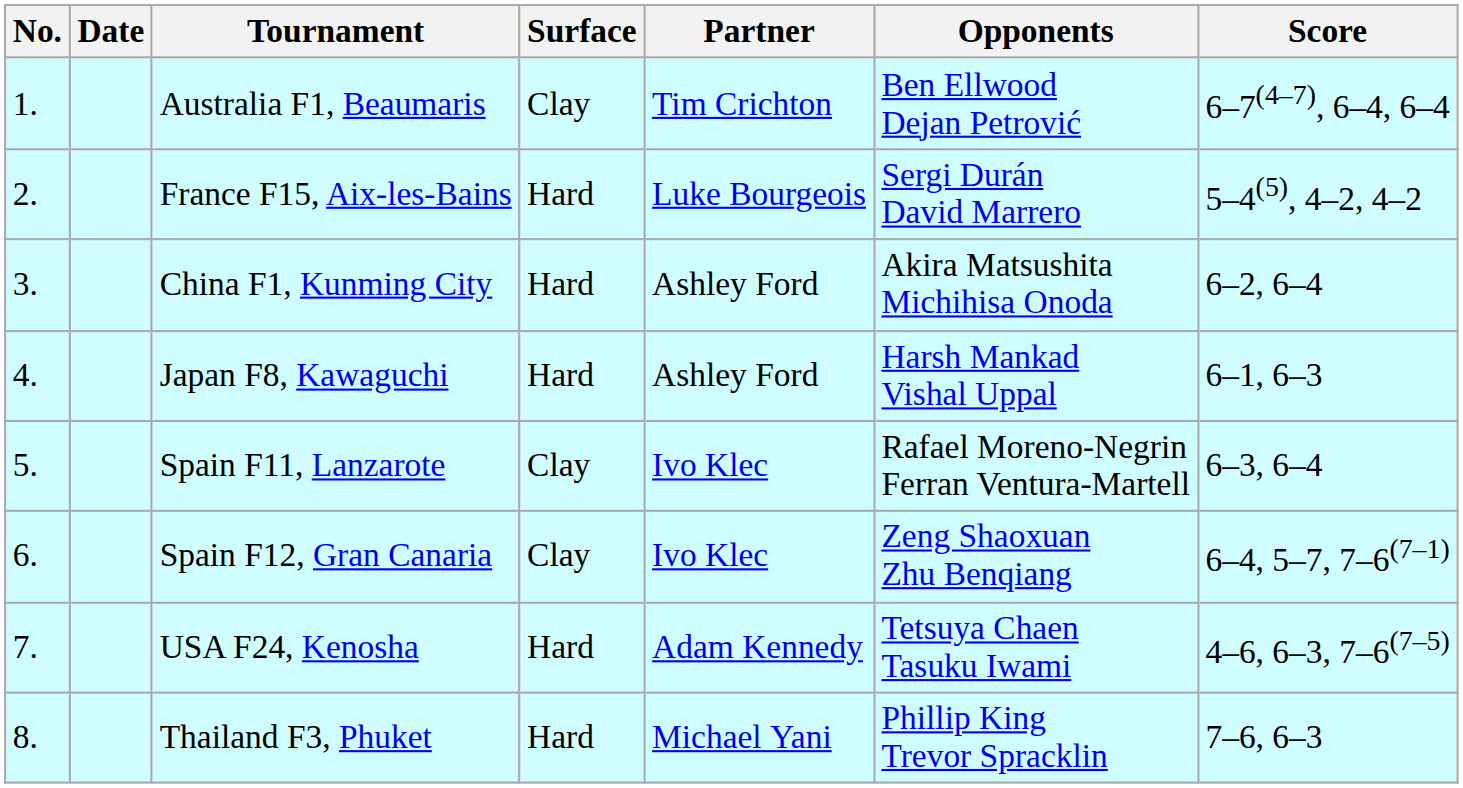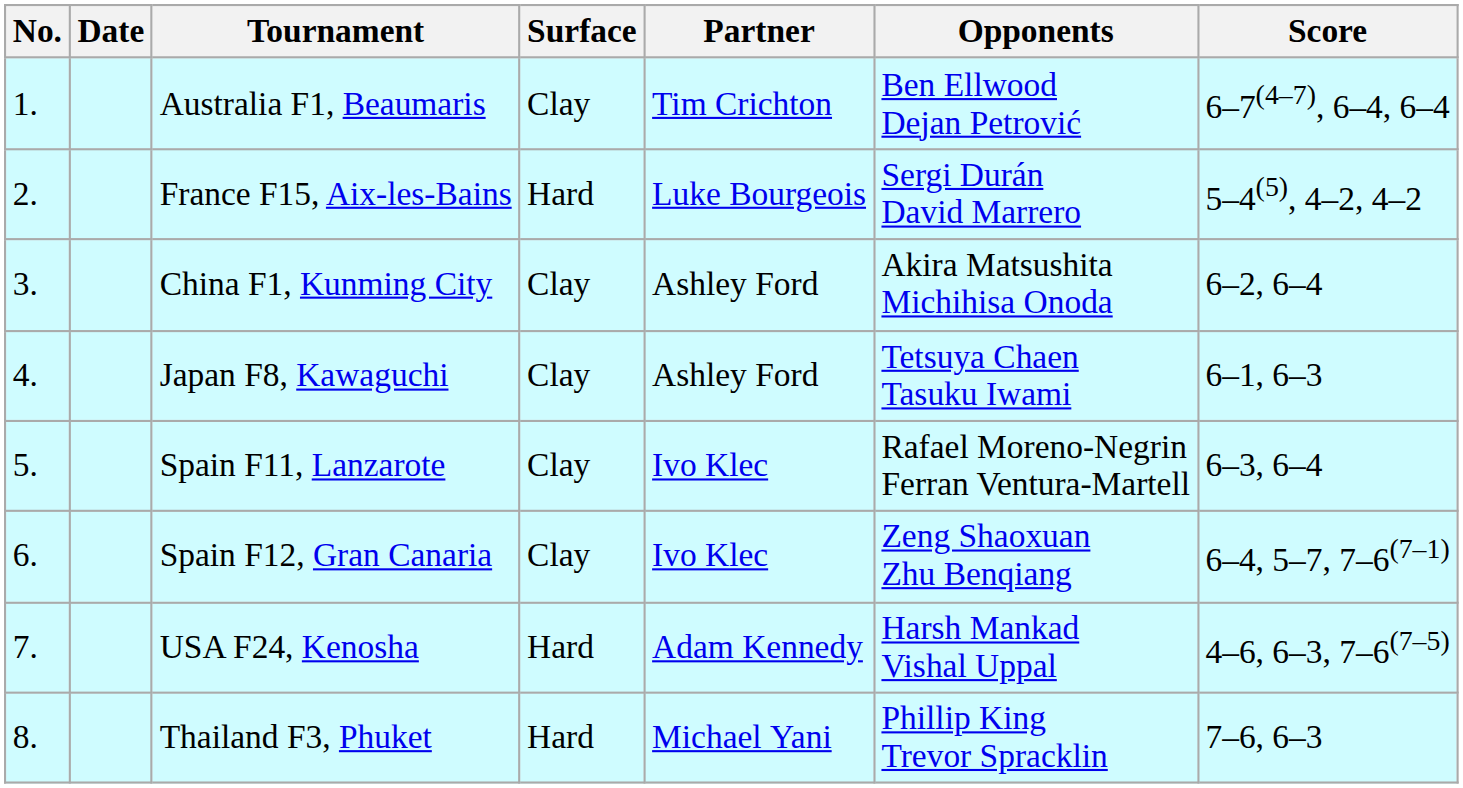(561, 284) Hard -> (559, 284) Clay
(561, 374) Hard -> (559, 374) Clay
(980, 374) Harsh Mankad Vishal Uppal -> (980, 374) Tetsuya Chaen Tasuku Iwami
(980, 646) Tetsuya Chaen Tasuku Iwami -> (980, 646) Harsh Mankad Vishal Uppal
